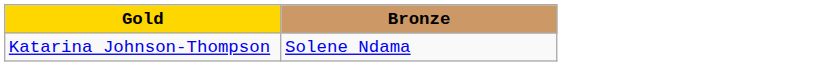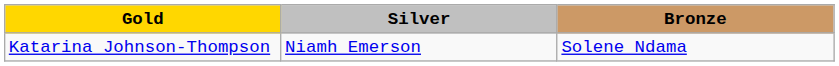+ column: (419, 19)
